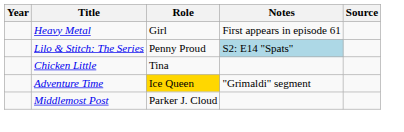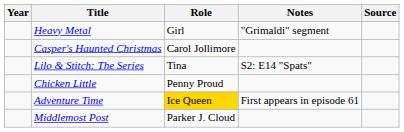(282, 30) First appears in episode 61 -> (285, 30) "Grimaldi" segment
+ row: (98, 48)
(177, 48) Penny Proud -> (177, 65) Tina
(258, 48) lightblue background -> (276, 65) no background
(159, 65) Tina -> (195, 83) Penny Proud
(267, 83) "Grimaldi" segment -> (300, 100) First appears in episode 61
